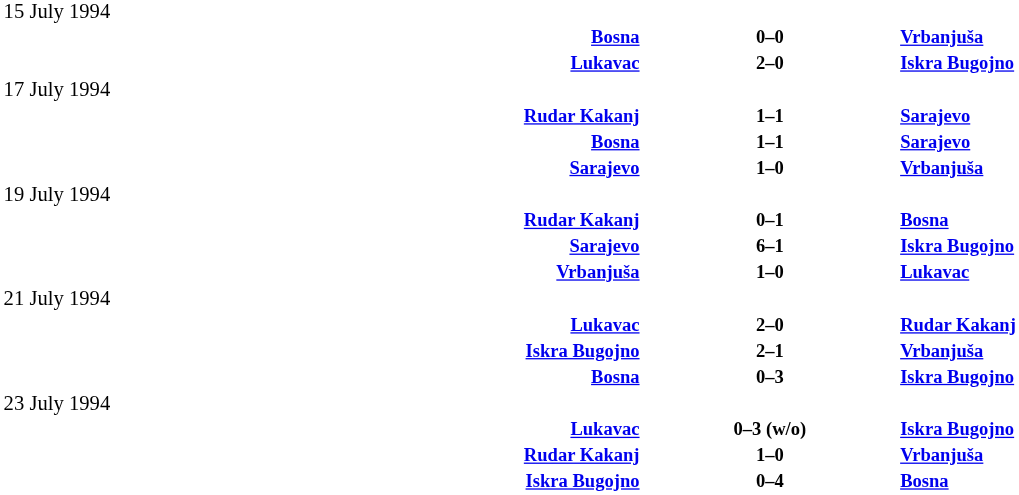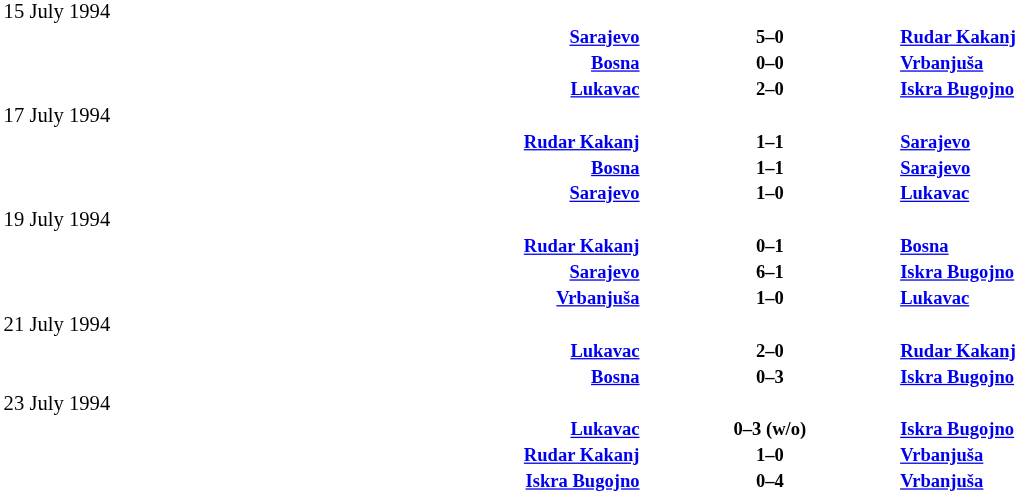+ row: (604, 37)
(942, 167) Vrbanjuša -> (935, 193) Lukavac
- row: (583, 350)
(924, 481) Bosna -> (942, 481) Vrbanjuša
